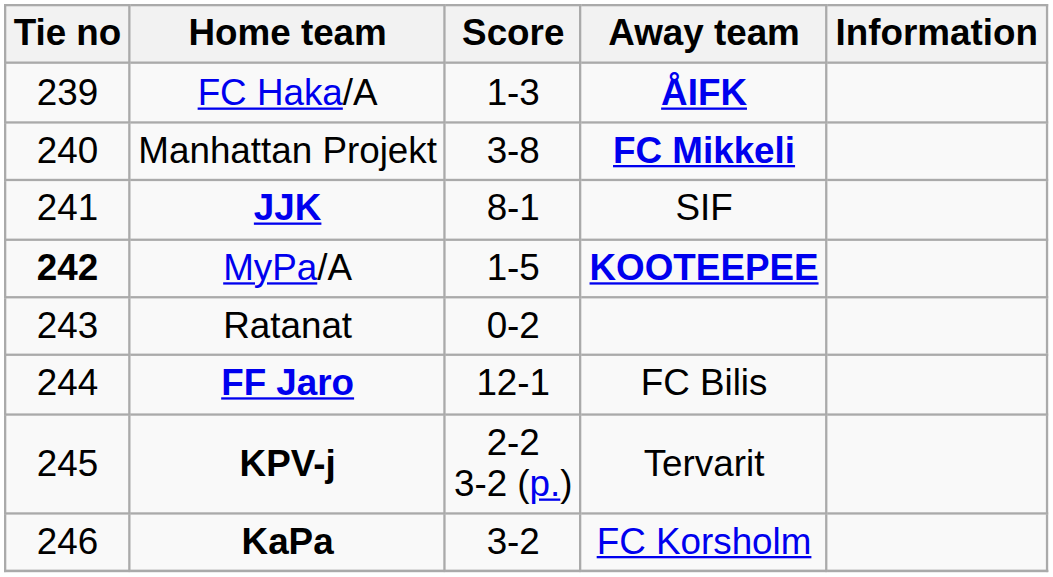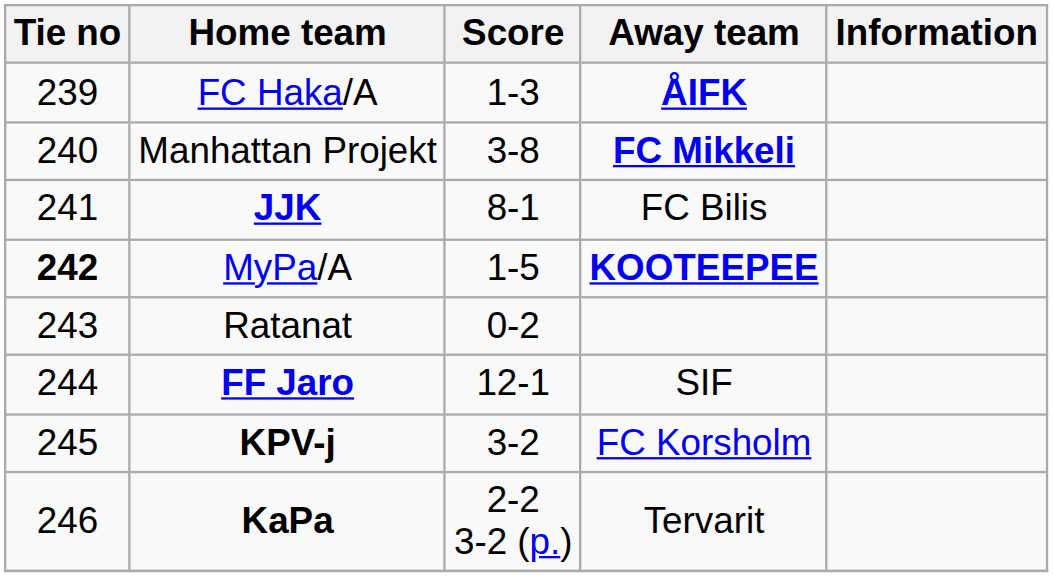(704, 208) SIF -> (704, 208) FC Bilis
(704, 383) FC Bilis -> (704, 383) SIF
(513, 462) 2-2 3-2 (p.) -> (513, 442) 3-2
(704, 462) Tervarit -> (704, 442) FC Korsholm
(513, 541) 3-2 -> (513, 521) 2-2 3-2 (p.)
(704, 541) FC Korsholm -> (704, 521) Tervarit
